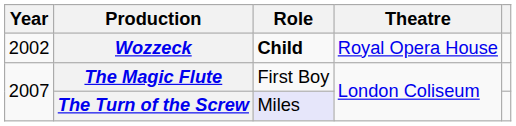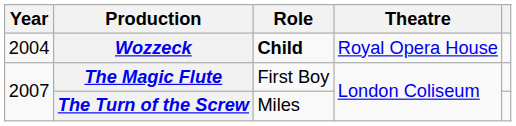(29, 47) 2002 -> (29, 47) 2004
(279, 105) lavender background -> (279, 105) no background
